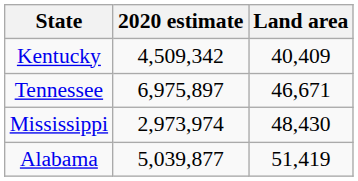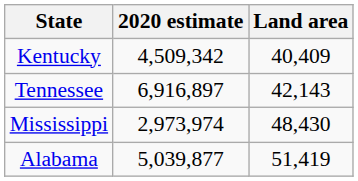(181, 90) 6,975,897 -> (181, 90) 6,916,897
(301, 90) 46,671 -> (301, 90) 42,143
